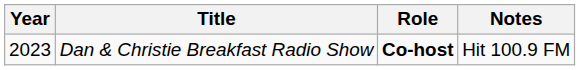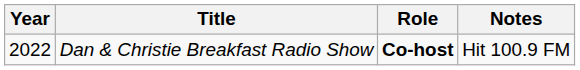(30, 49) 2023 -> (30, 49) 2022
